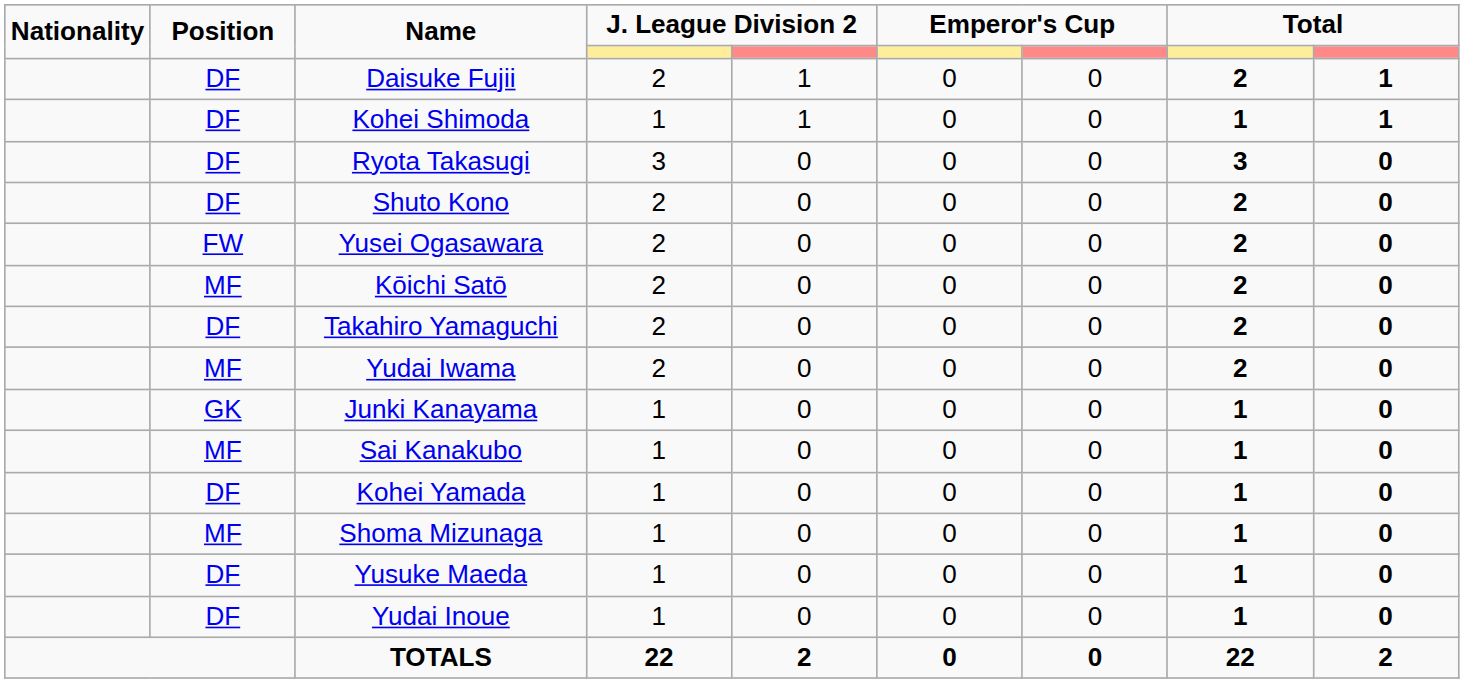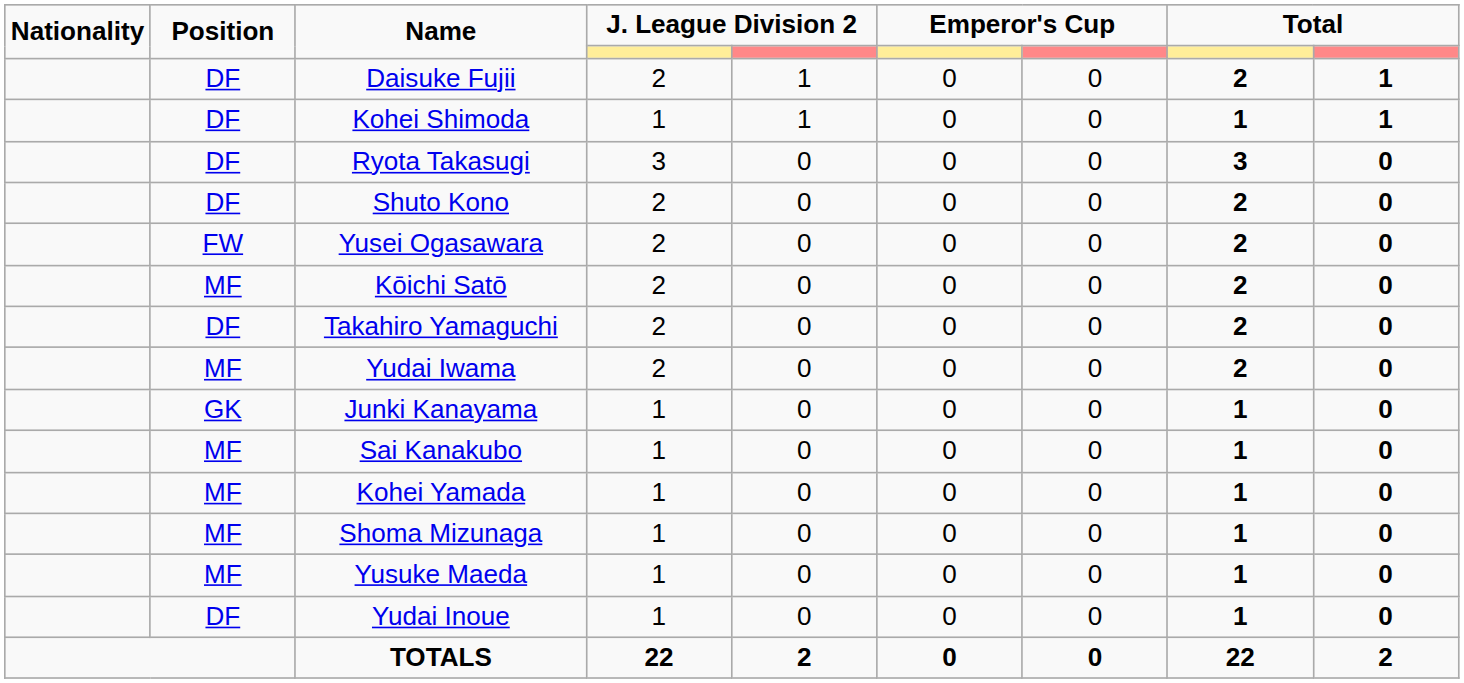(223, 492) DF -> (223, 492) MF
(223, 574) DF -> (223, 574) MF
